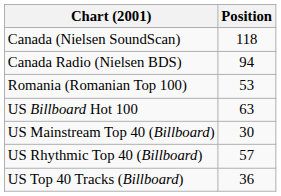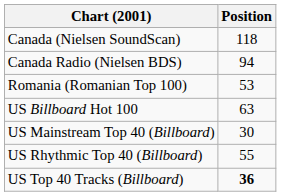(247, 156) 57 -> (247, 156) 55
(247, 179) normal -> (247, 179) bold
